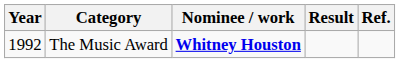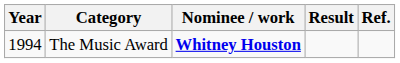(25, 44) 1992 -> (25, 44) 1994
